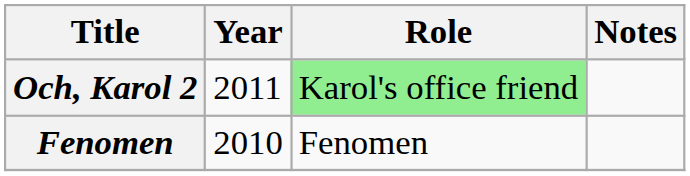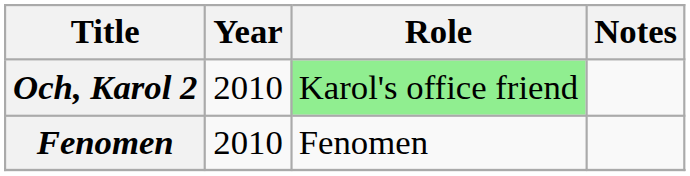(247, 87) 2011 -> (248, 87) 2010
